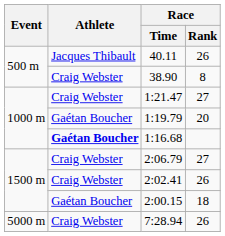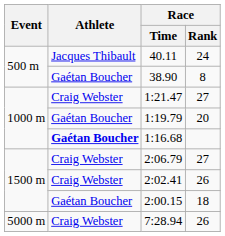(203, 56) 26 -> (203, 56) 24
(87, 77) Craig Webster -> (92, 77) Gaétan Boucher
